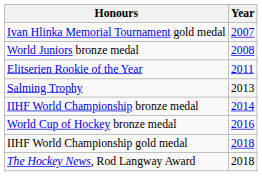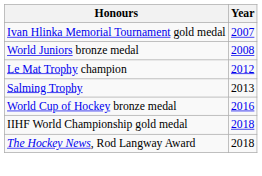- row: (75, 69)
+ row: (67, 69)
- row: (103, 106)
